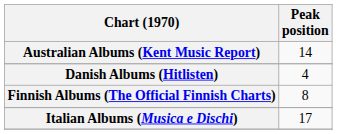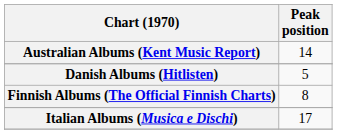(305, 74) 4 -> (305, 74) 5
